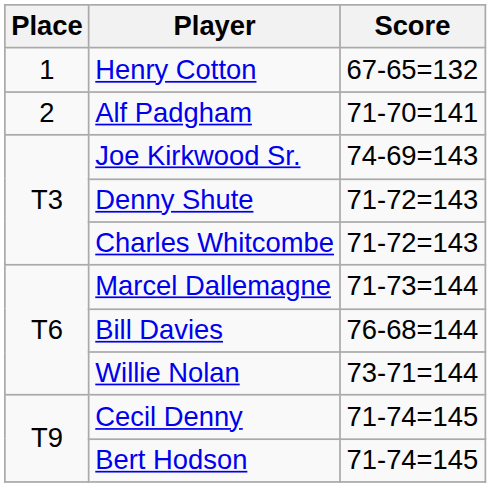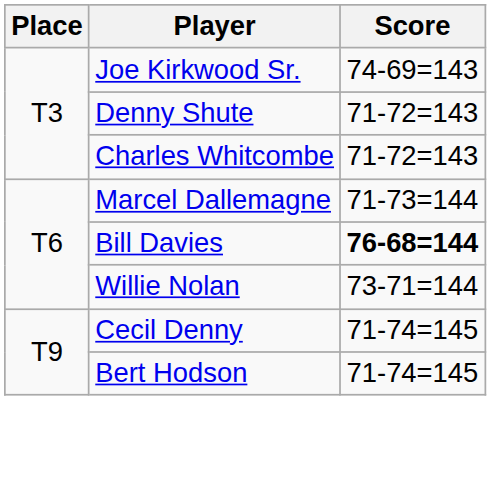- row: (176, 69)
- row: (174, 112)
(412, 329) normal -> (412, 243) bold
